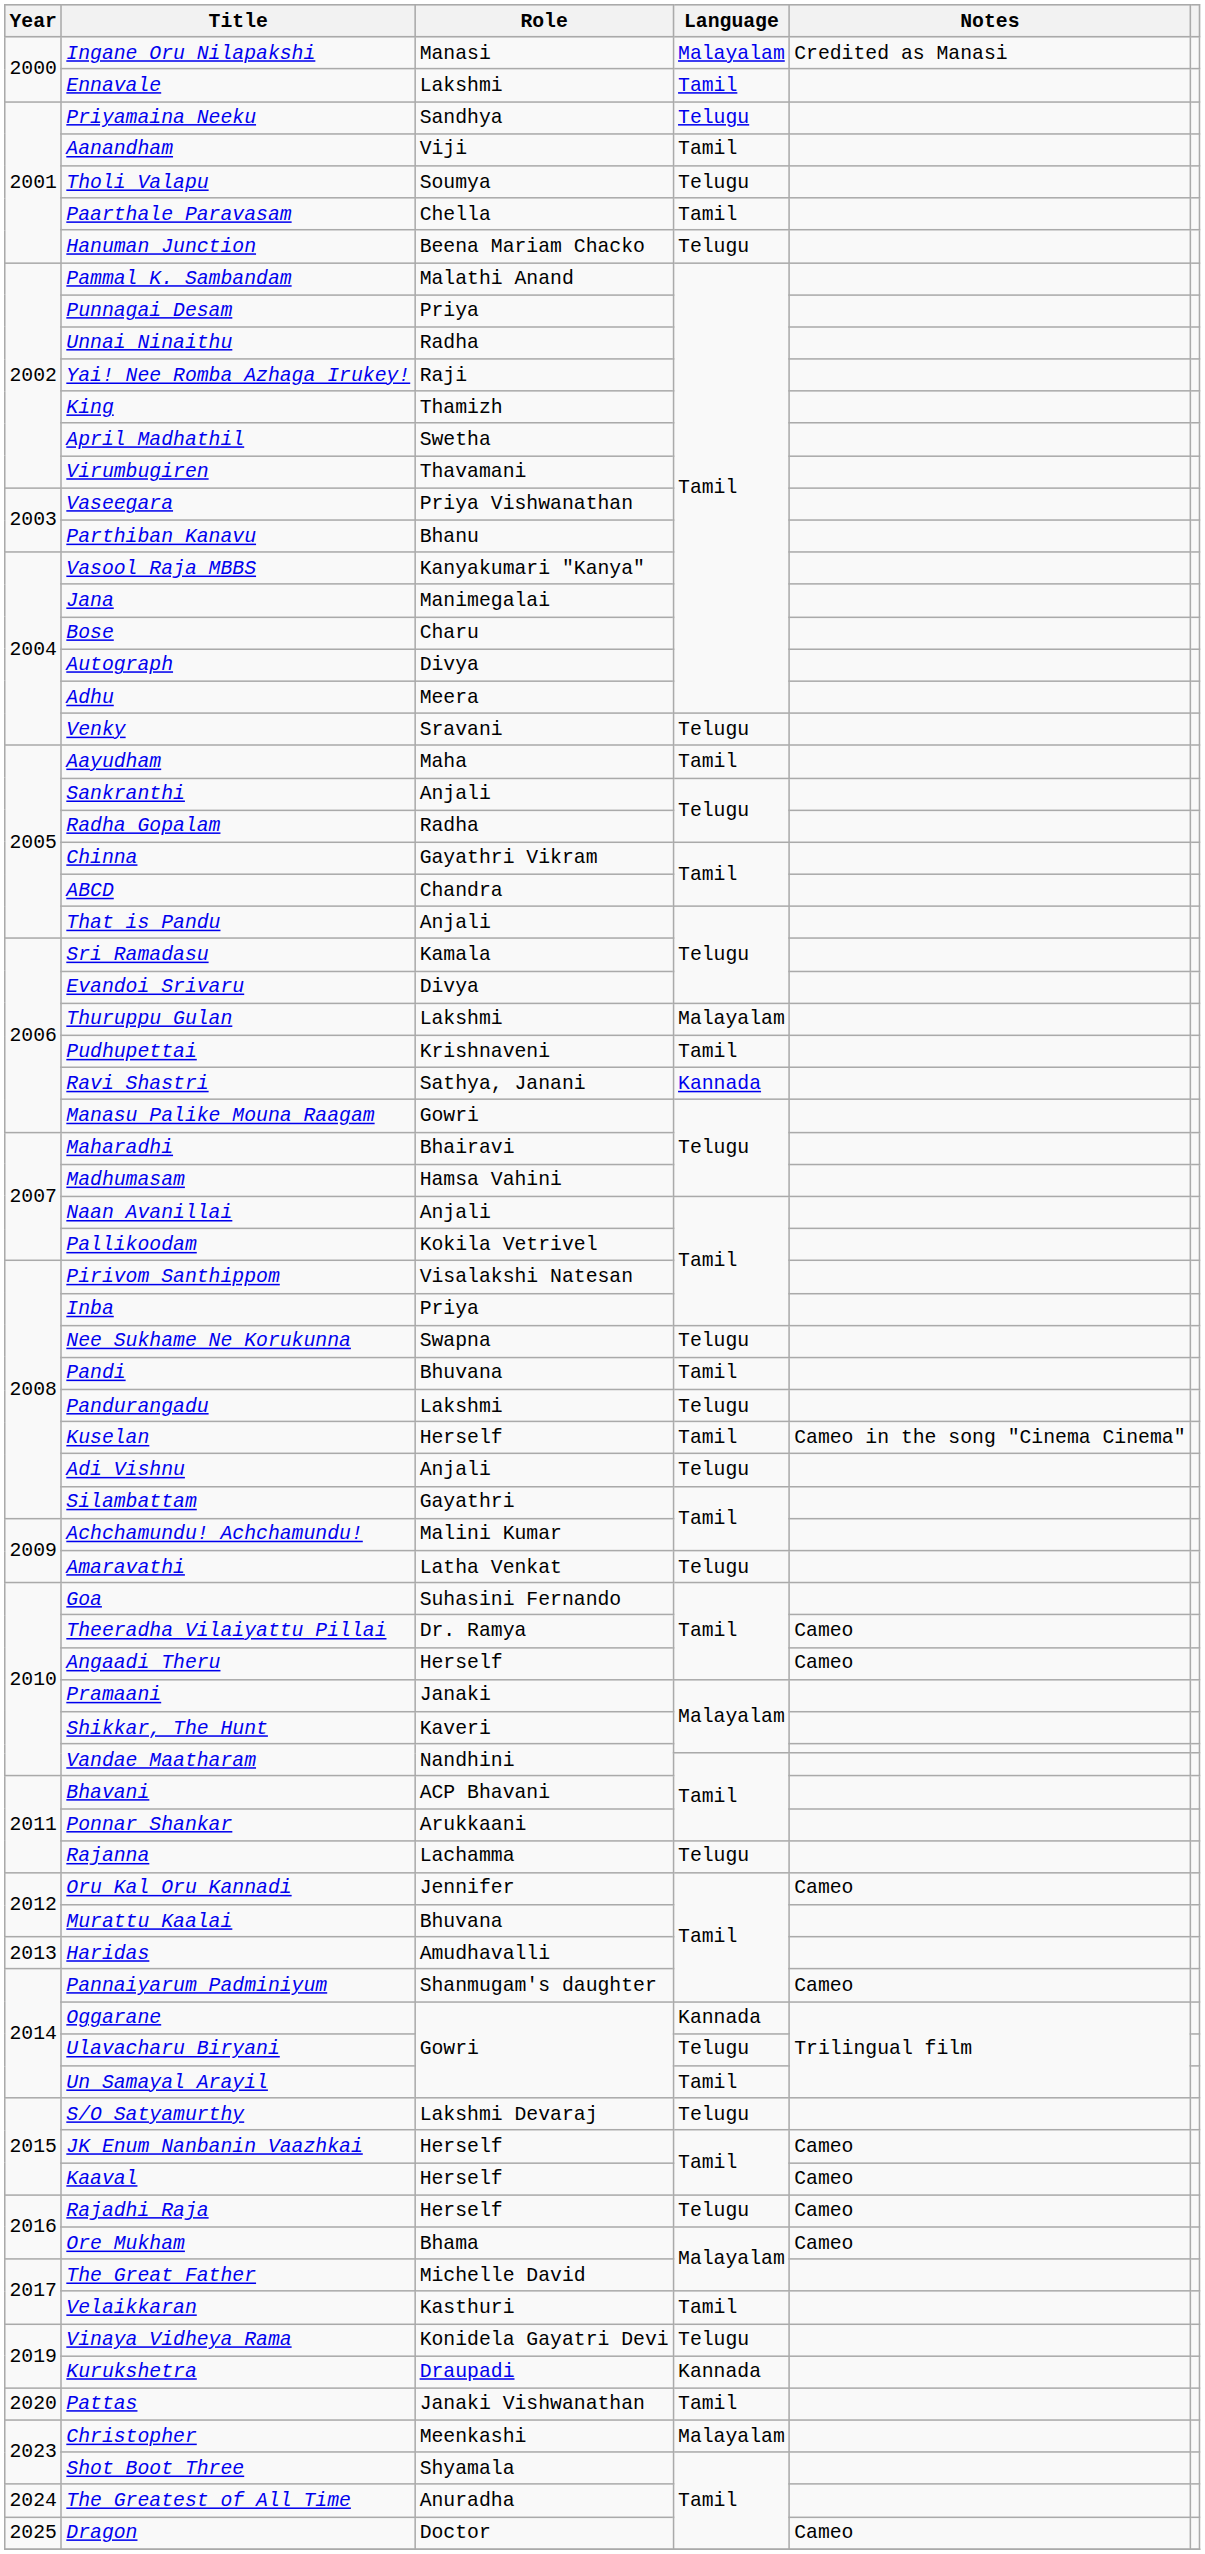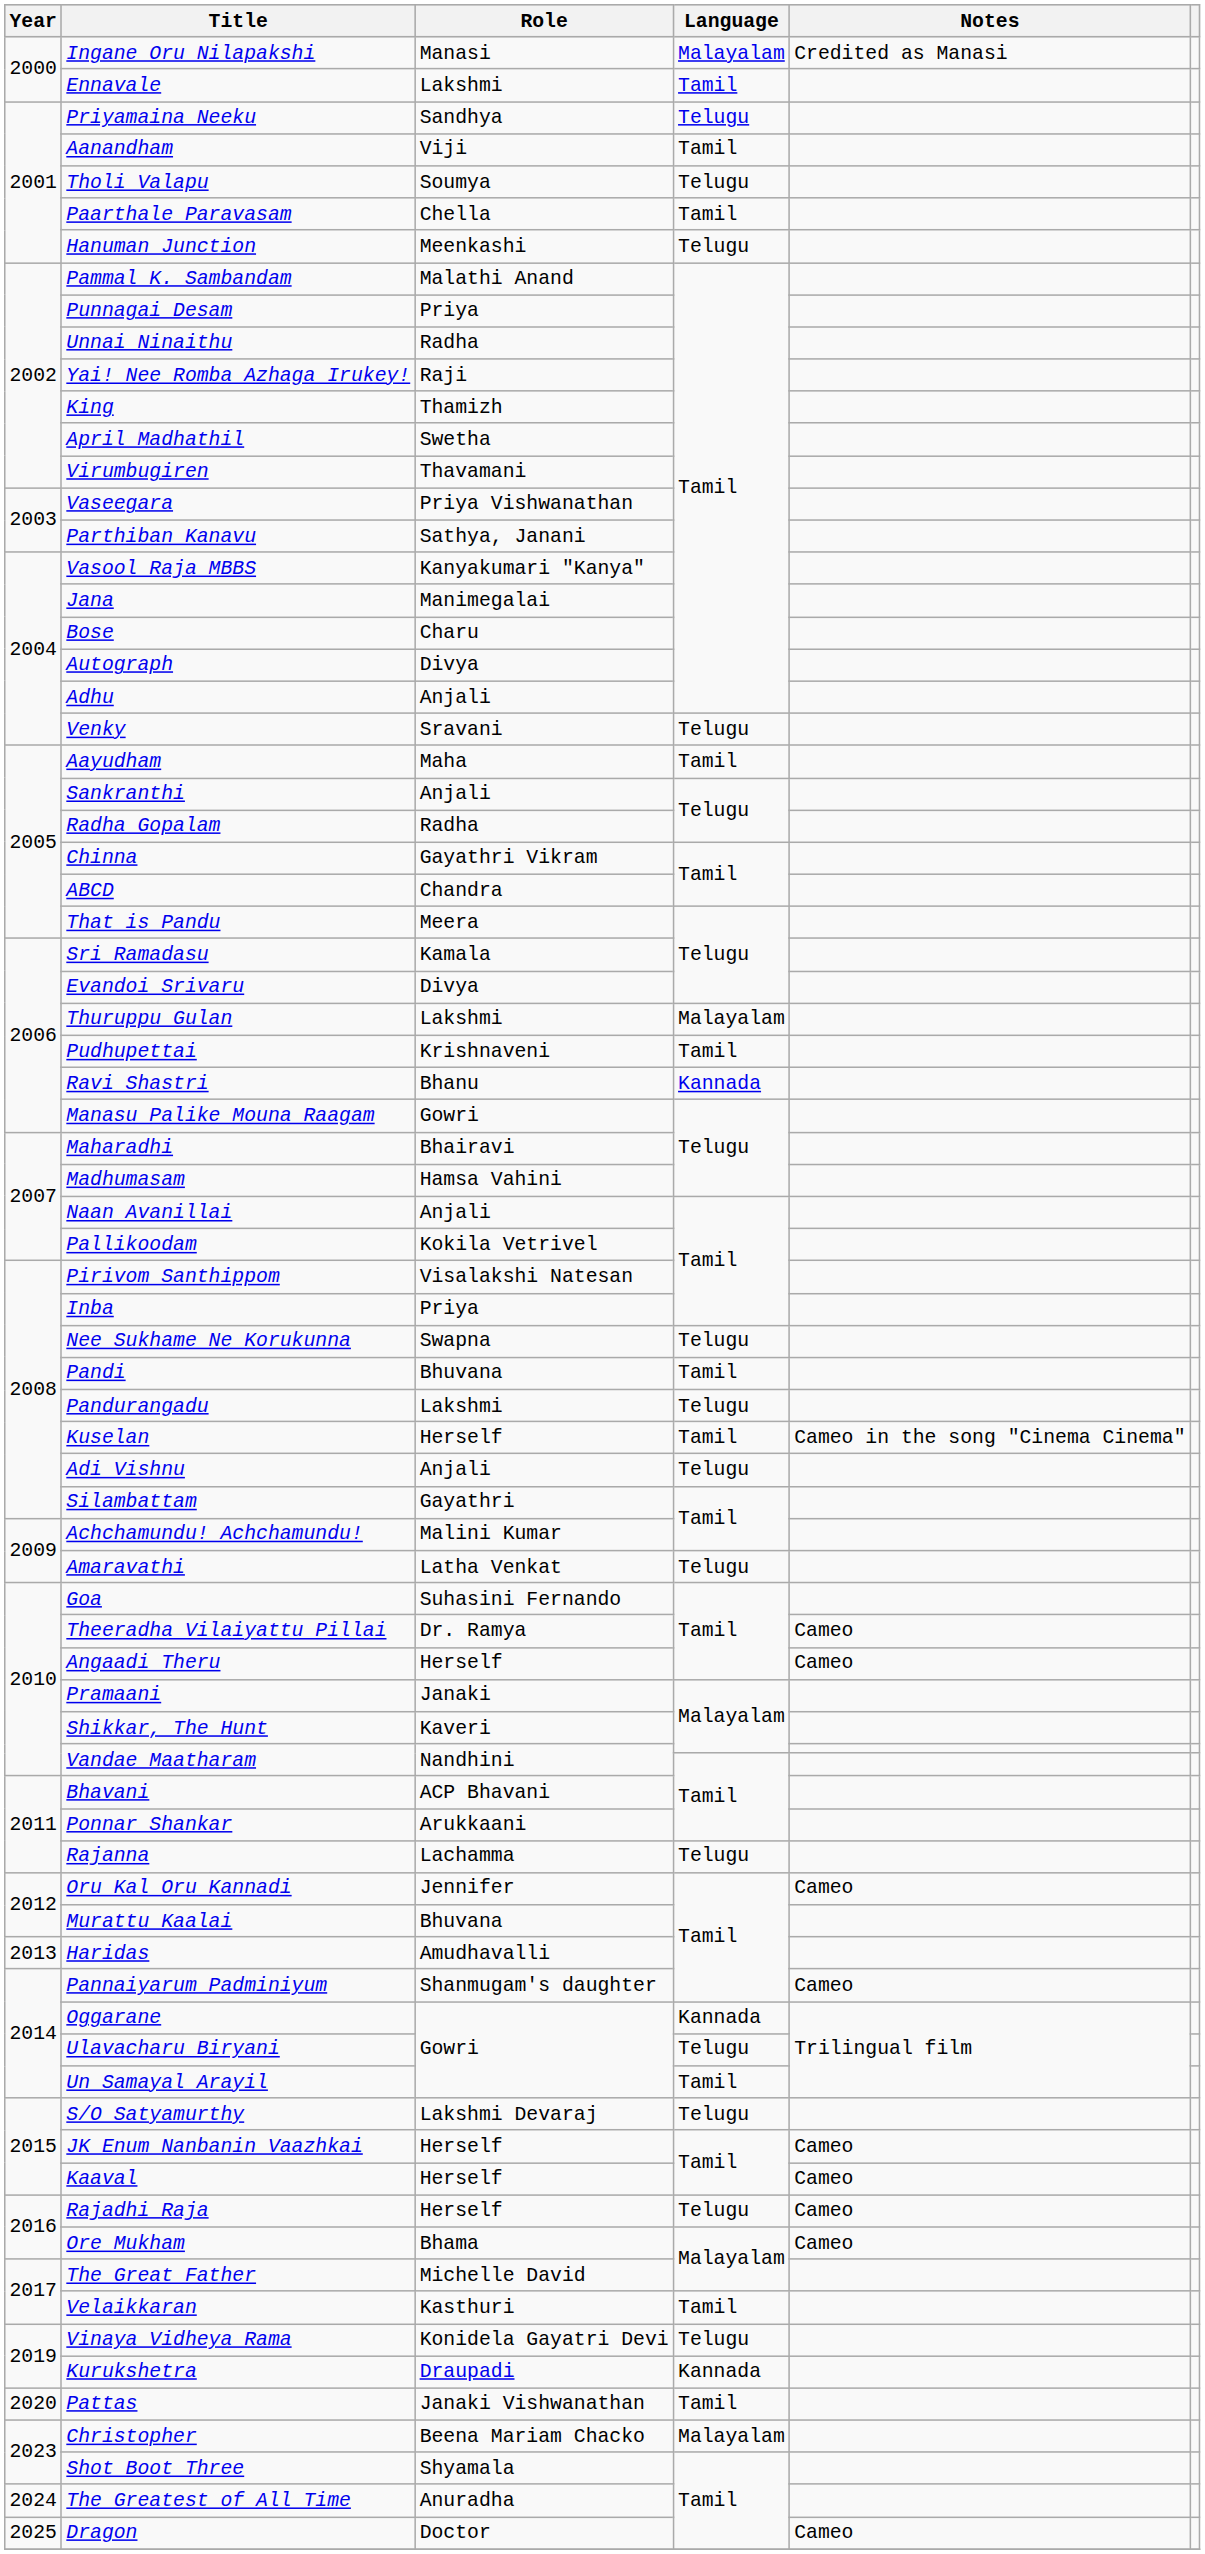(532, 246) Beena Mariam Chacko -> (473, 246) Meenkashi
(449, 536) Bhanu -> (503, 536) Sathya, Janani
(449, 697) Meera -> (455, 697) Anjali
(455, 923) Anjali -> (449, 923) Meera
(503, 1084) Sathya, Janani -> (449, 1084) Bhanu
(473, 2436) Meenkashi -> (532, 2436) Beena Mariam Chacko
